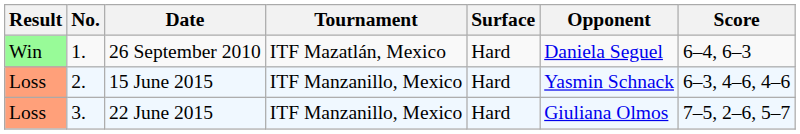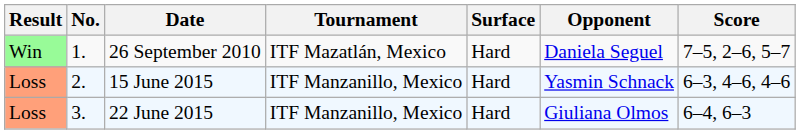(717, 50) 6–4, 6–3 -> (737, 50) 7–5, 2–6, 5–7
(737, 112) 7–5, 2–6, 5–7 -> (717, 112) 6–4, 6–3
